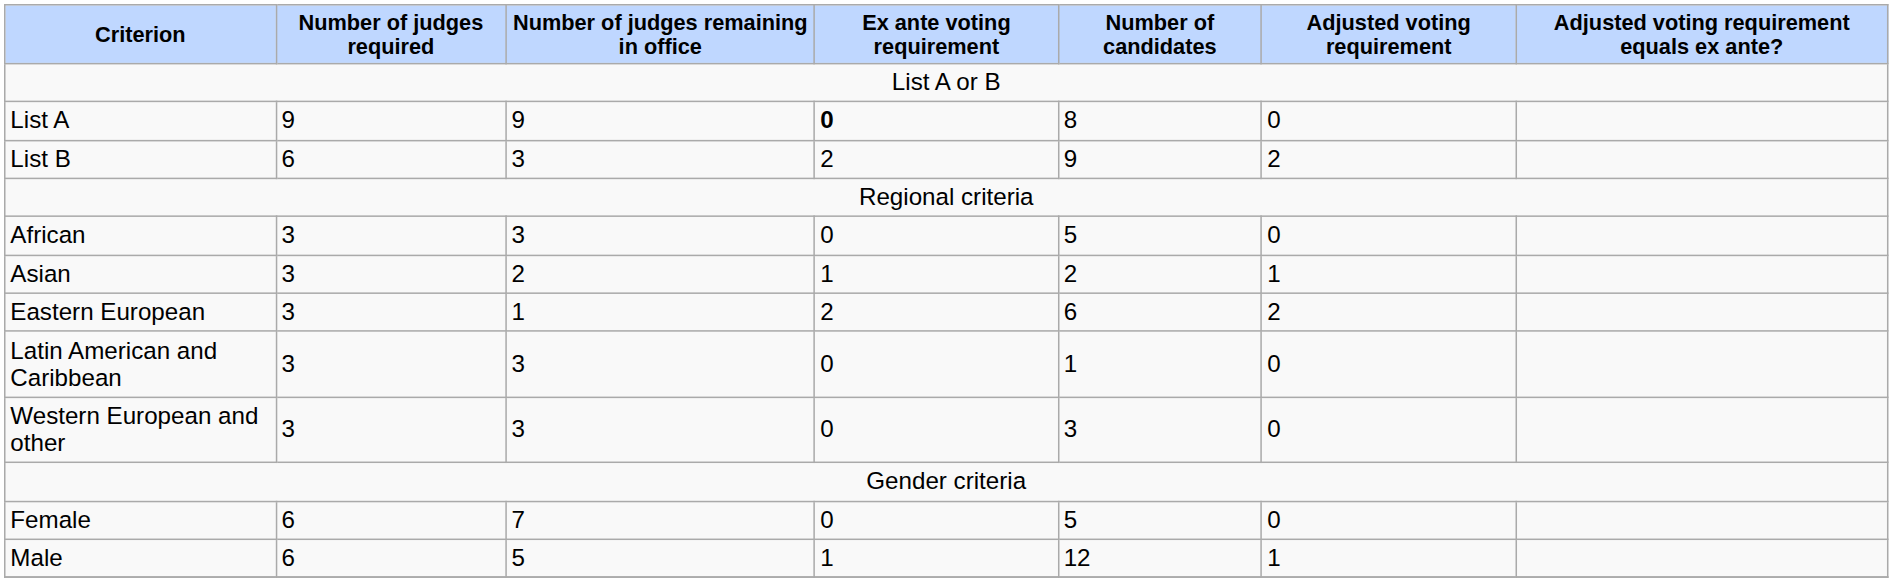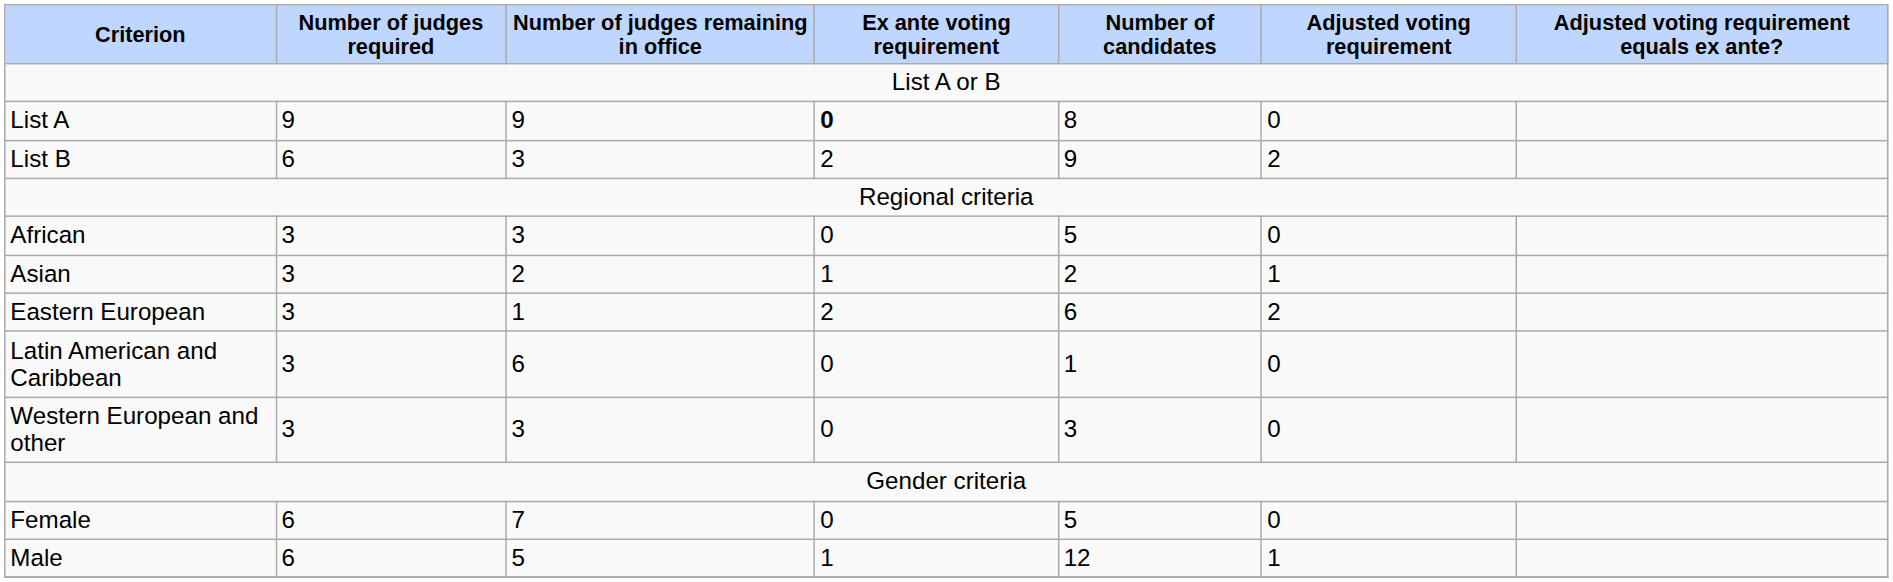(518, 363) 3 -> (518, 363) 6
